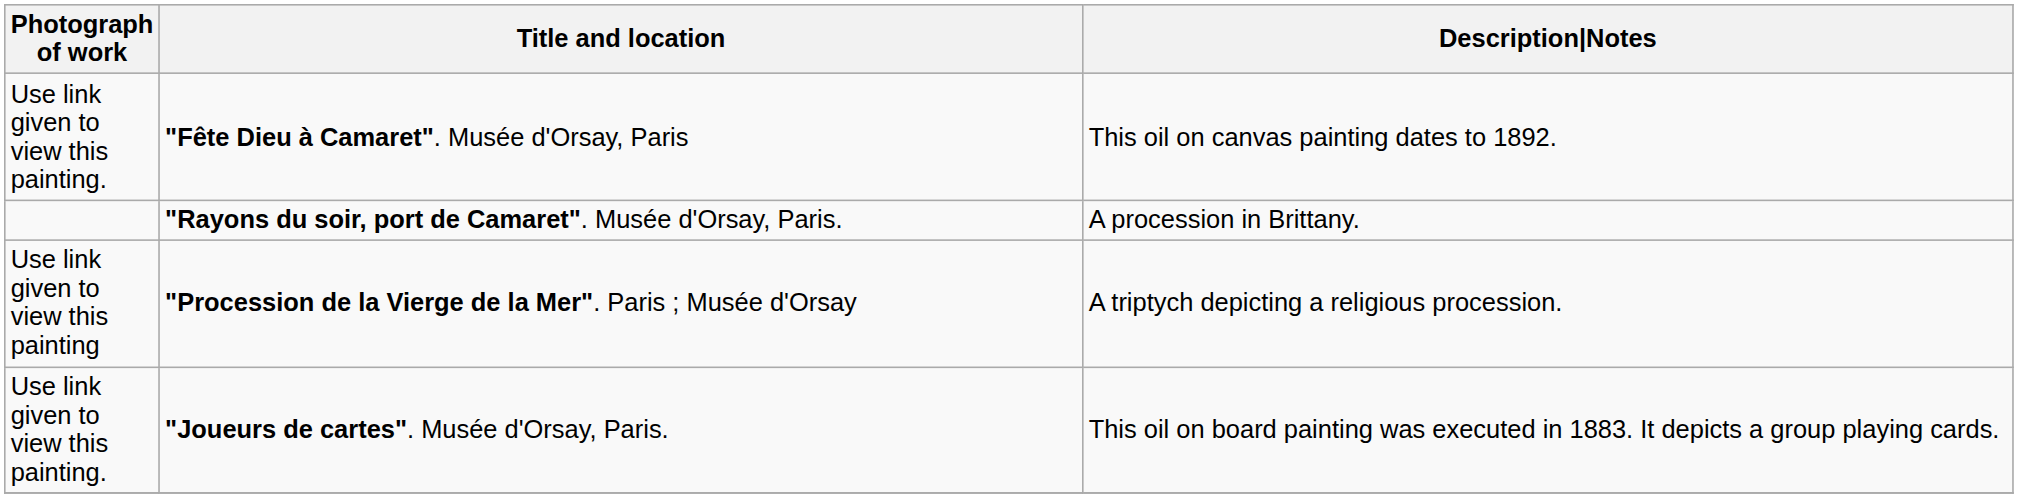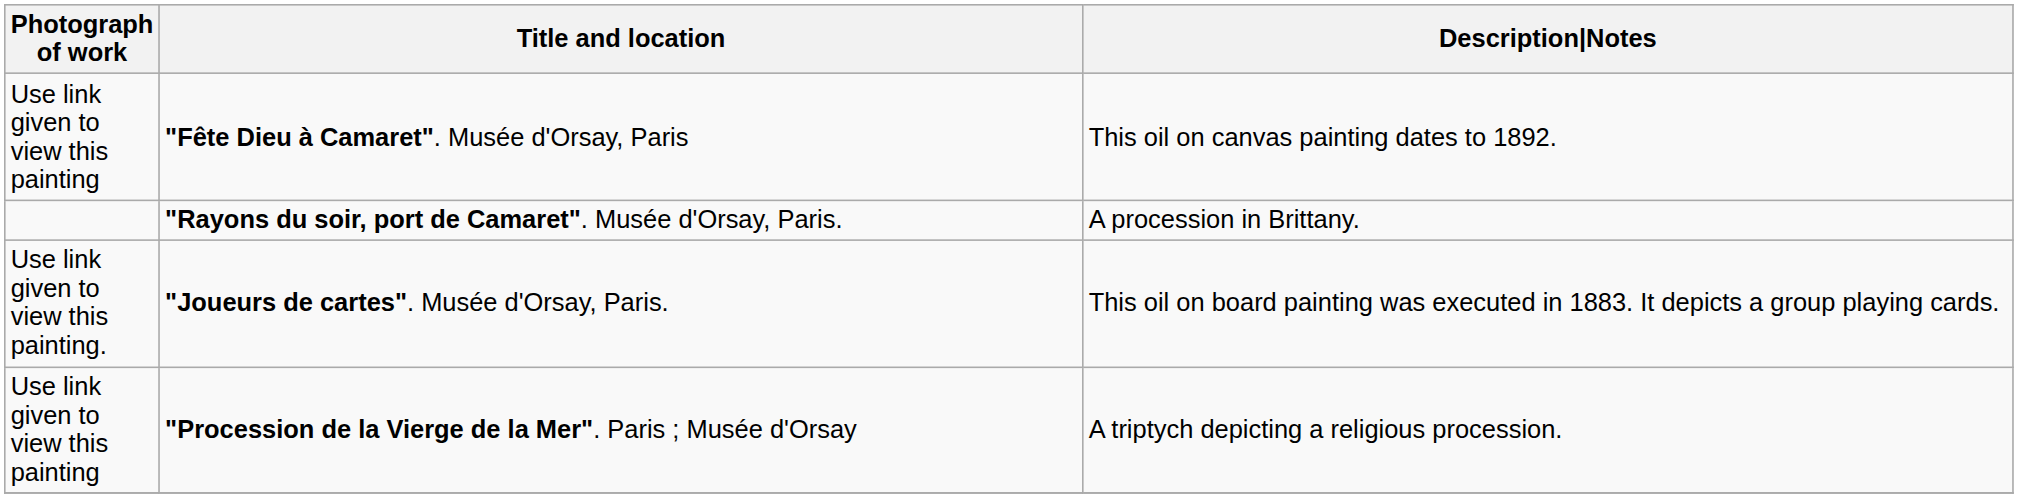(59, 136) Use link given to view this painting. -> (59, 136) Use link given to view this painting
rows swapped: (417, 429) <-> (511, 303)
